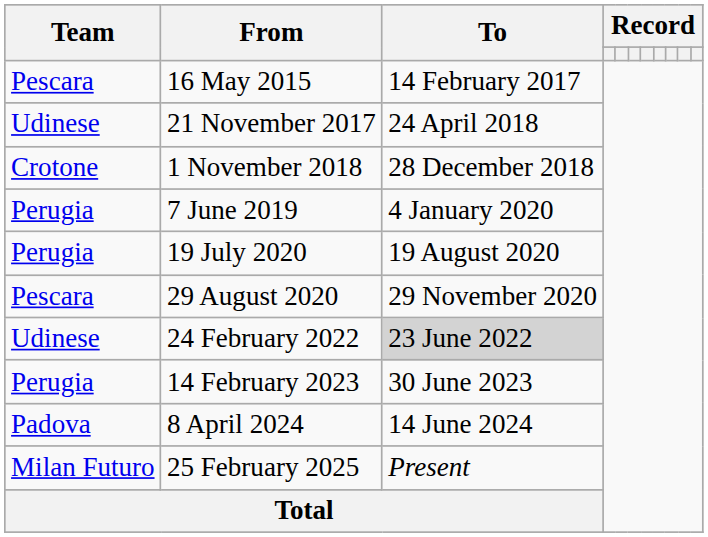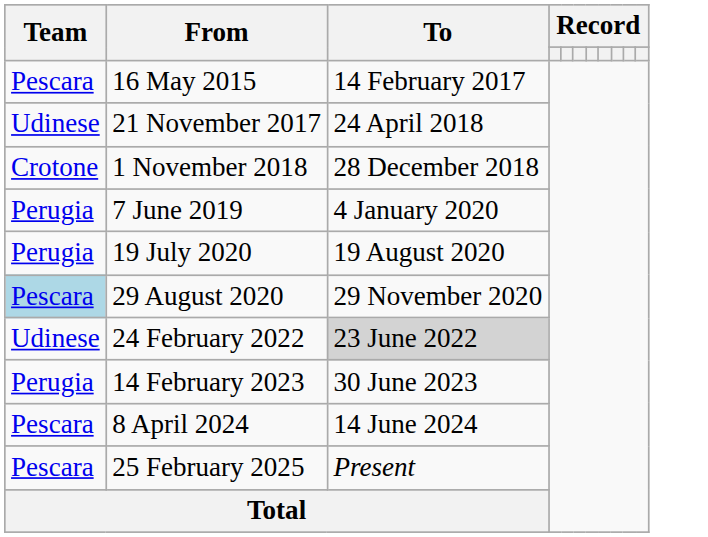(52, 295) no background -> (52, 295) lightblue background
(51, 424) Padova -> (52, 424) Pescara
(83, 467) Milan Futuro -> (52, 467) Pescara
